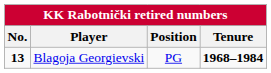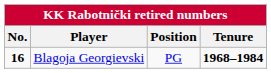(17, 57) 13 -> (17, 57) 16
